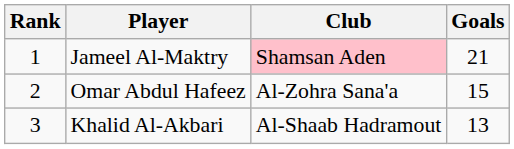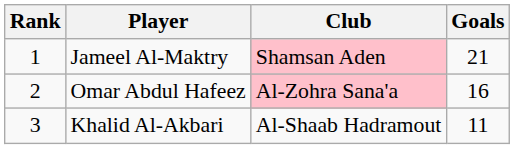(327, 90) no background -> (327, 90) pink background
(478, 90) 15 -> (478, 90) 16
(478, 125) 13 -> (478, 125) 11
